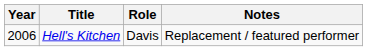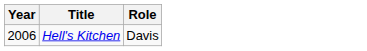- column: (262, 14)
